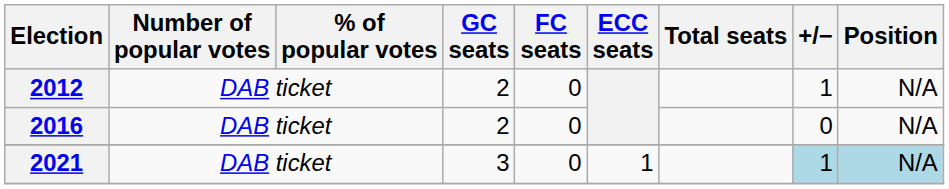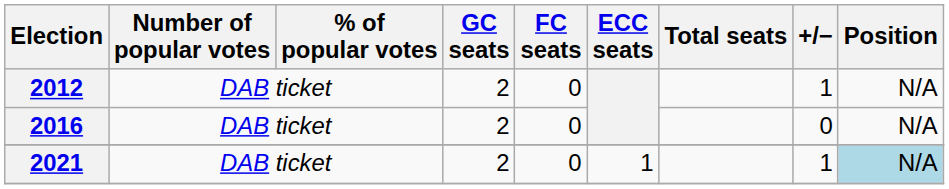(503, 163) 3 -> (503, 163) 2
(826, 163) lightblue background -> (826, 163) no background
